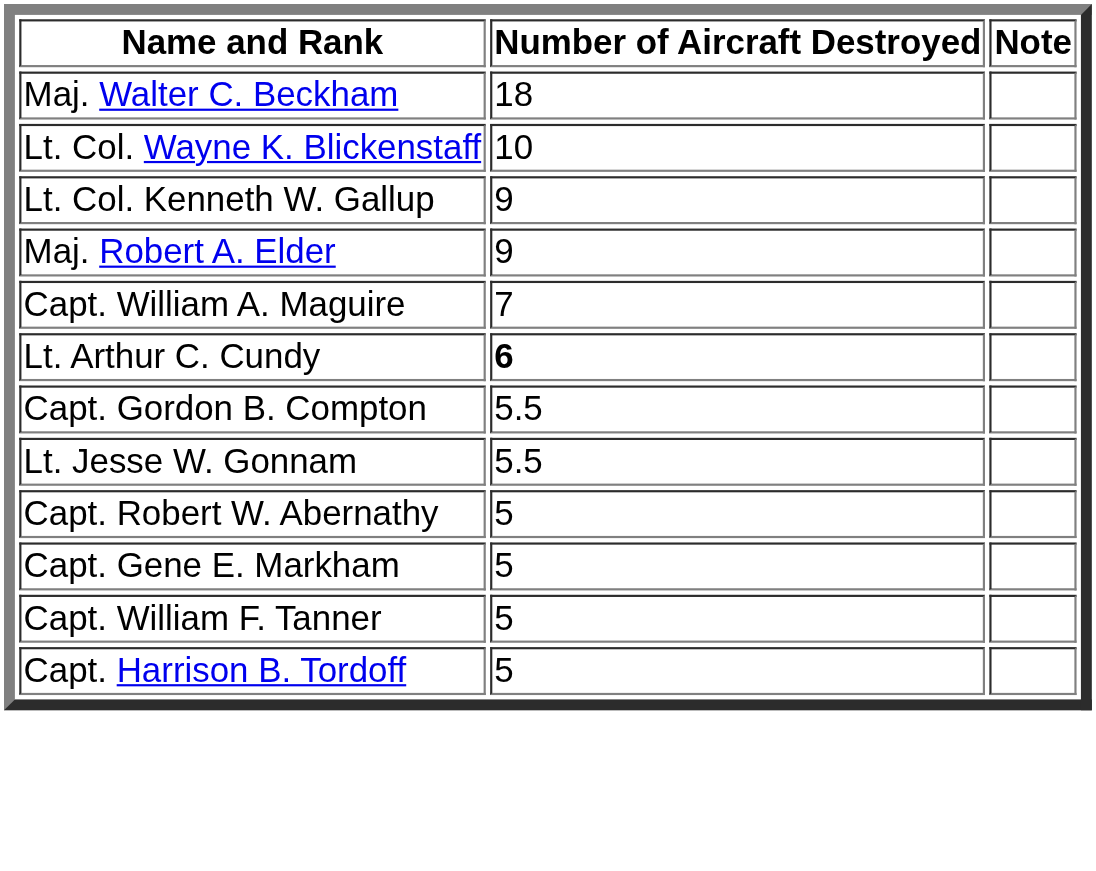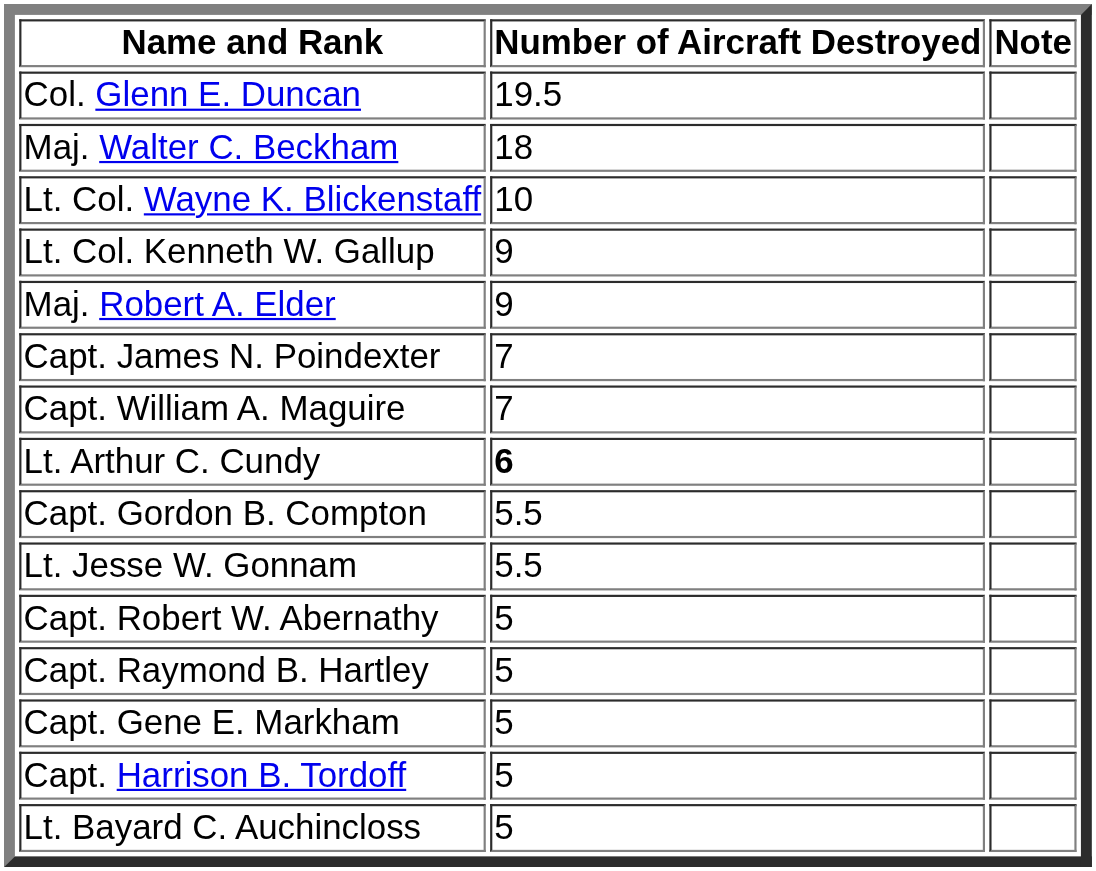+ row: (192, 94)
+ row: (232, 356)
+ row: (226, 670)
- row: (203, 618)
+ row: (222, 827)
